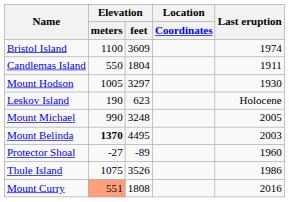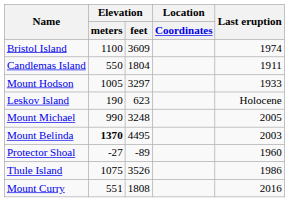(271, 83) 1930 -> (271, 83) 1933
(114, 188) lightsalmon background -> (114, 188) no background
